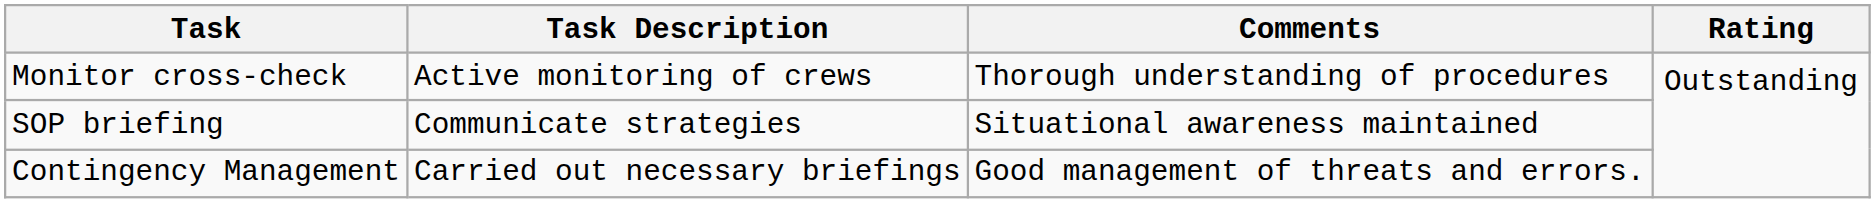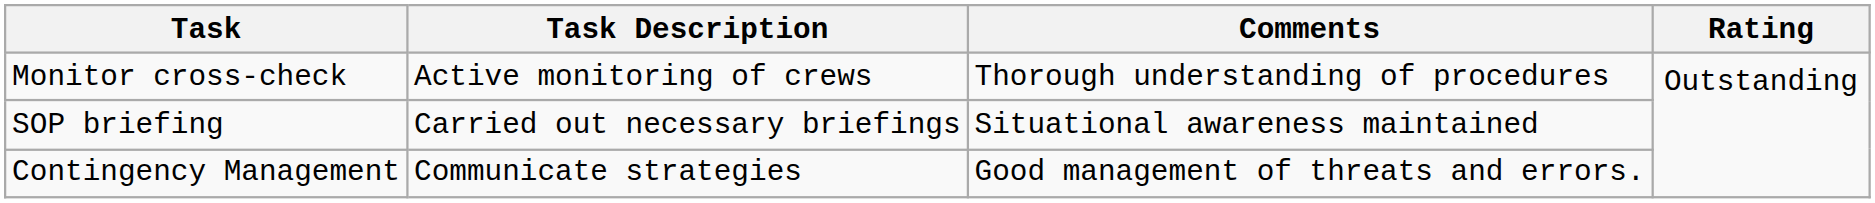(608, 125) Communicate strategies -> (687, 125) Carried out necessary briefings
(687, 173) Carried out necessary briefings -> (608, 173) Communicate strategies
